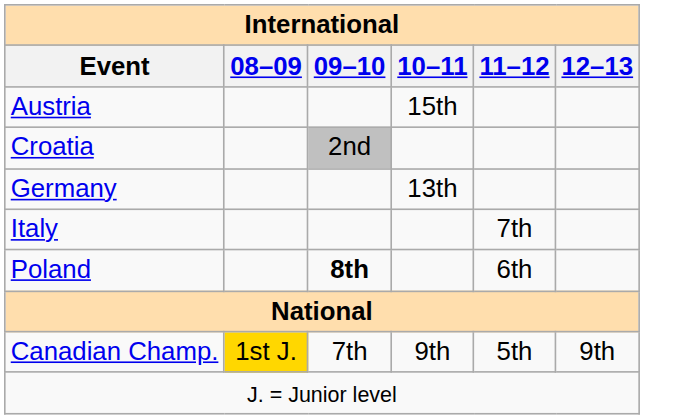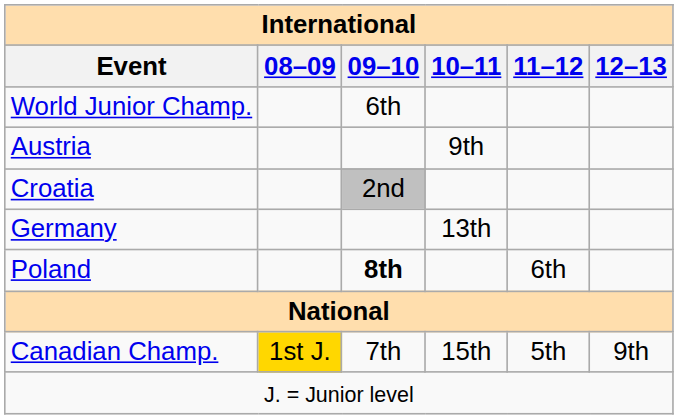+ row: (131, 106)
(432, 106) 15th -> (466, 147) 9th
- row: (34, 229)
(432, 351) 9th -> (466, 351) 15th
